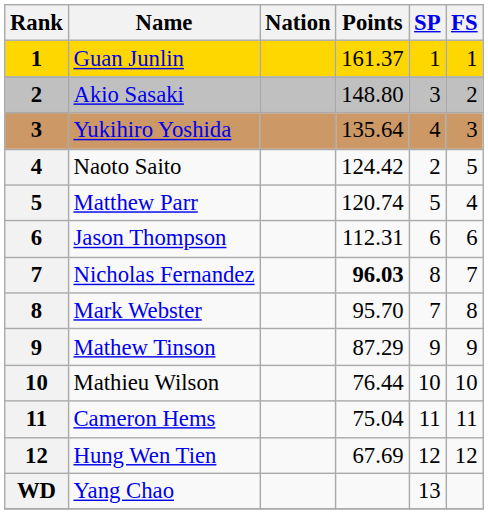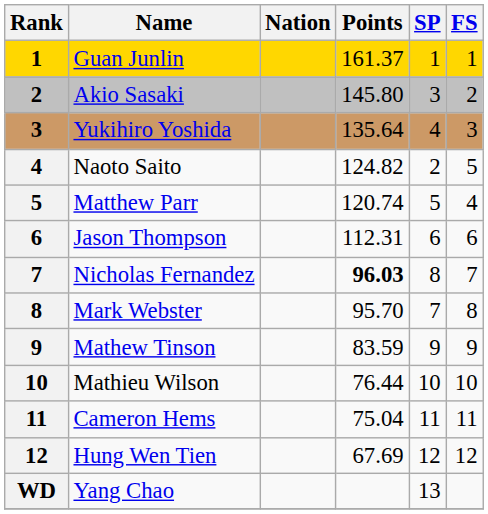(372, 94) 148.80 -> (372, 94) 145.80
(372, 166) 124.42 -> (372, 166) 124.82
(378, 346) 87.29 -> (378, 346) 83.59
